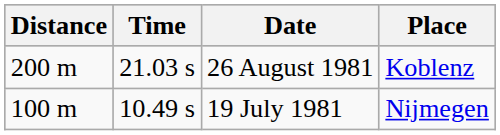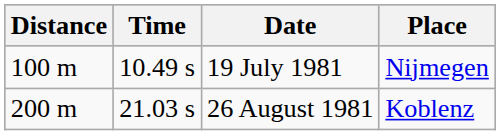rows swapped: (275, 108) <-> (290, 66)
